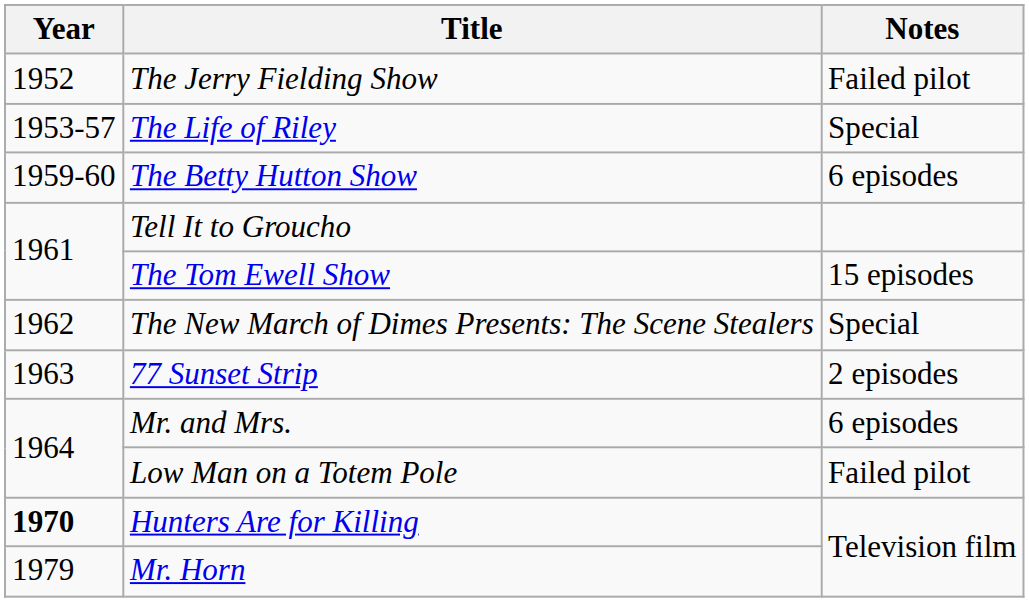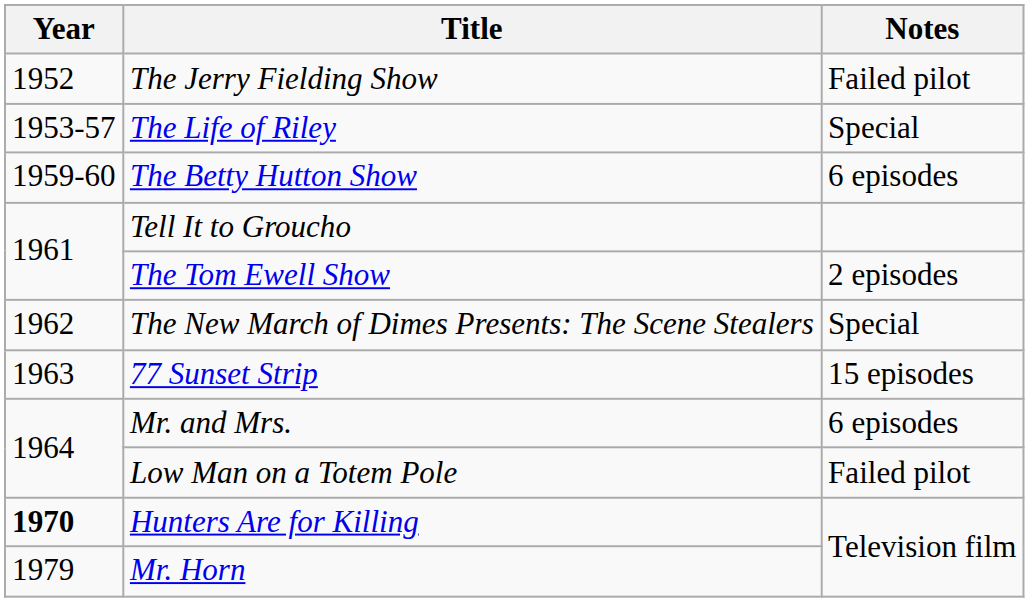(901, 275) 15 episodes -> (893, 275) 2 episodes
(893, 373) 2 episodes -> (901, 373) 15 episodes
